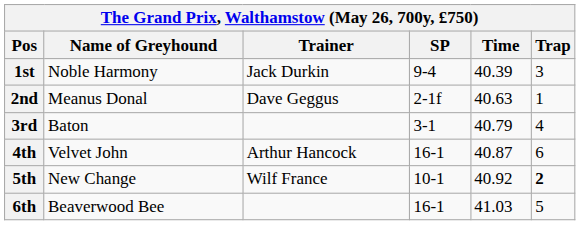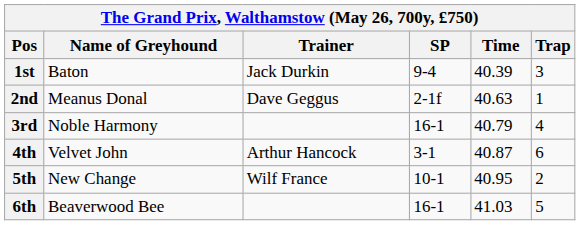(103, 71) Noble Harmony -> (68, 71) Baton
(68, 125) Baton -> (103, 125) Noble Harmony
(425, 125) 3-1 -> (429, 125) 16-1
(429, 152) 16-1 -> (425, 152) 3-1
(493, 179) 40.92 -> (493, 179) 40.95
(539, 179) bold -> (539, 179) normal
